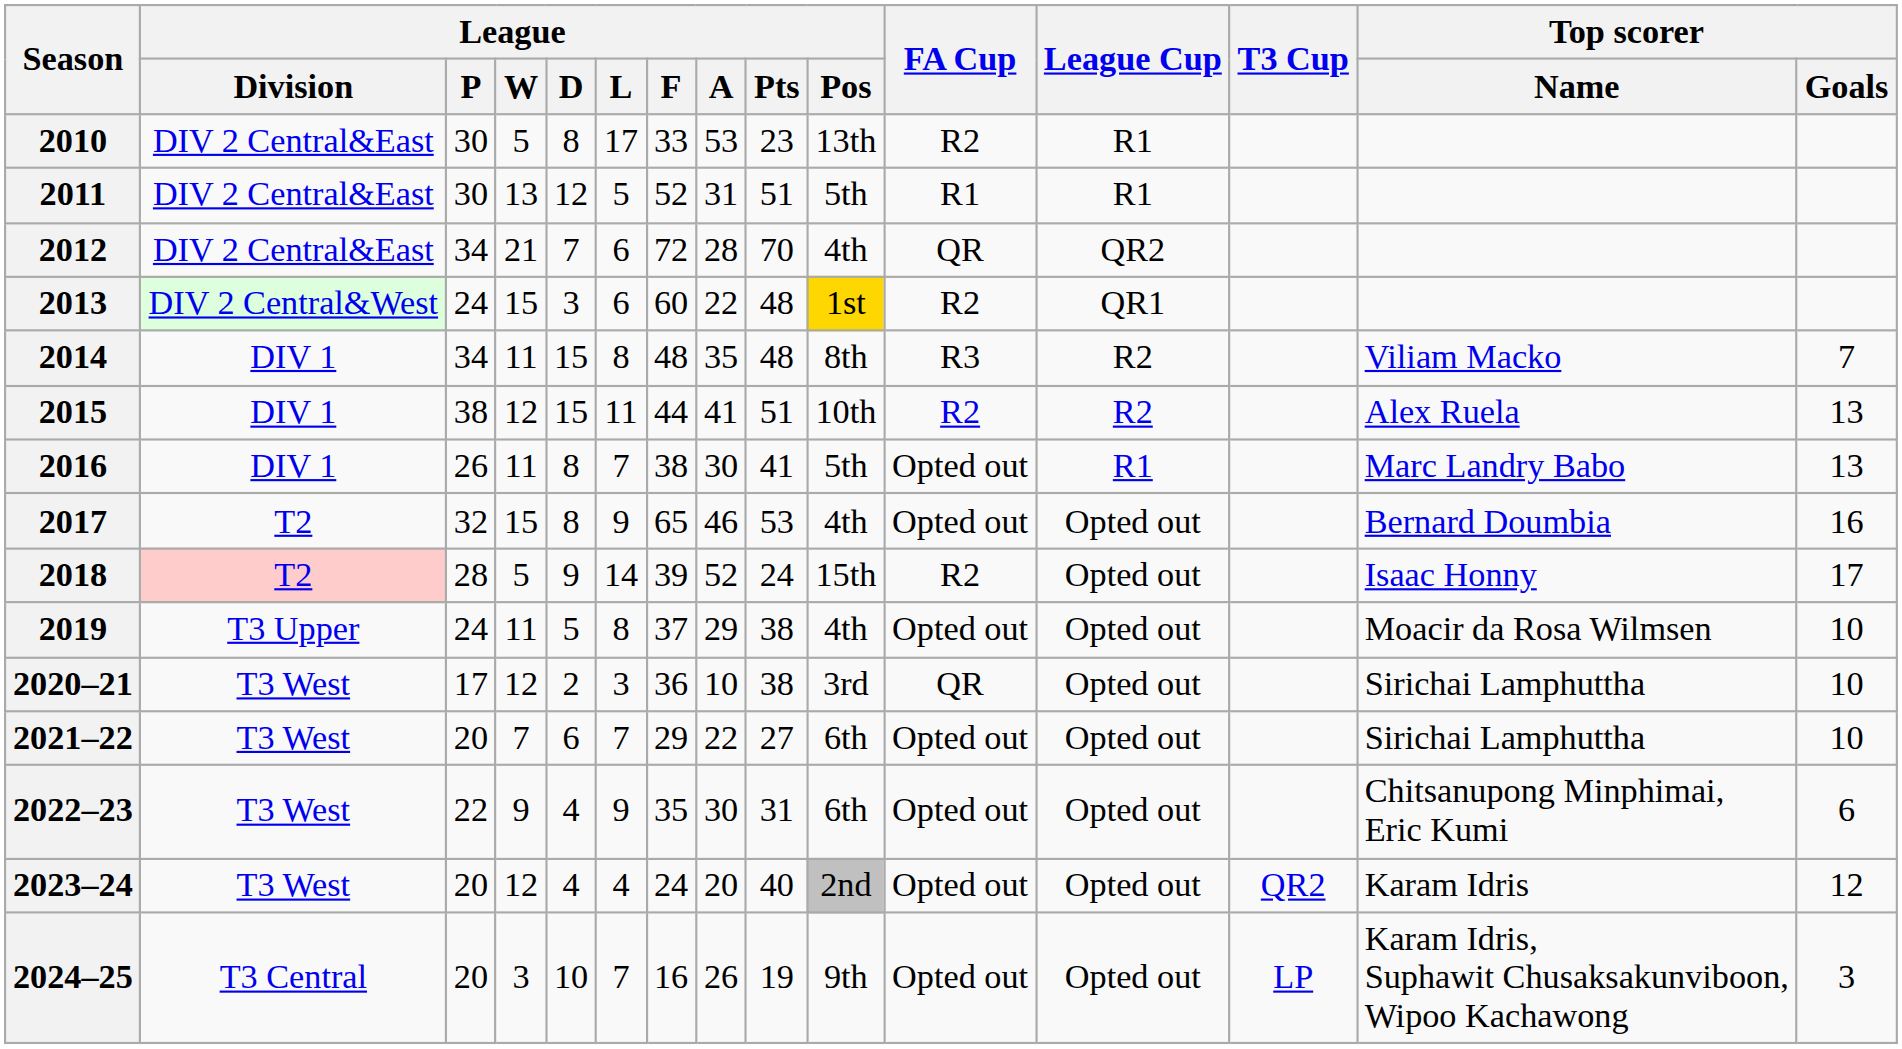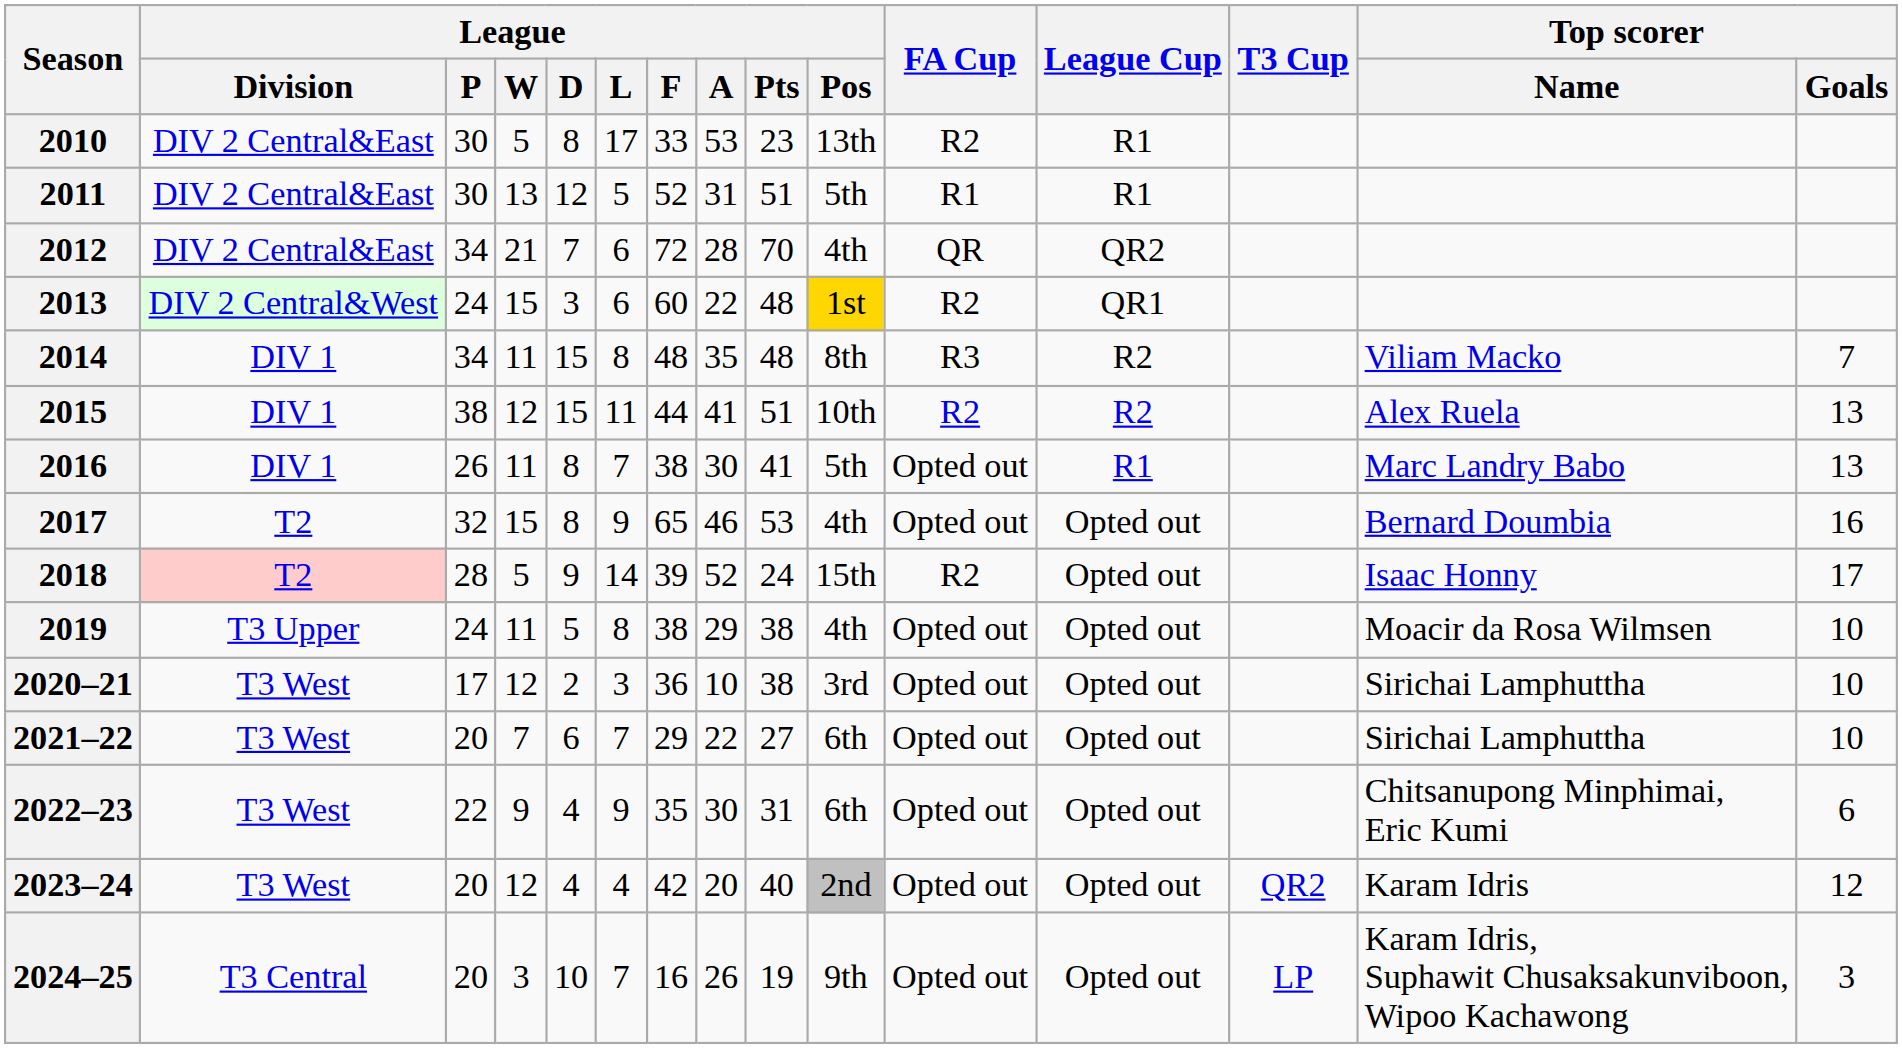(671, 628) 37 -> (671, 628) 38
(960, 683) QR -> (960, 683) Opted out
(671, 884) 24 -> (671, 884) 42
